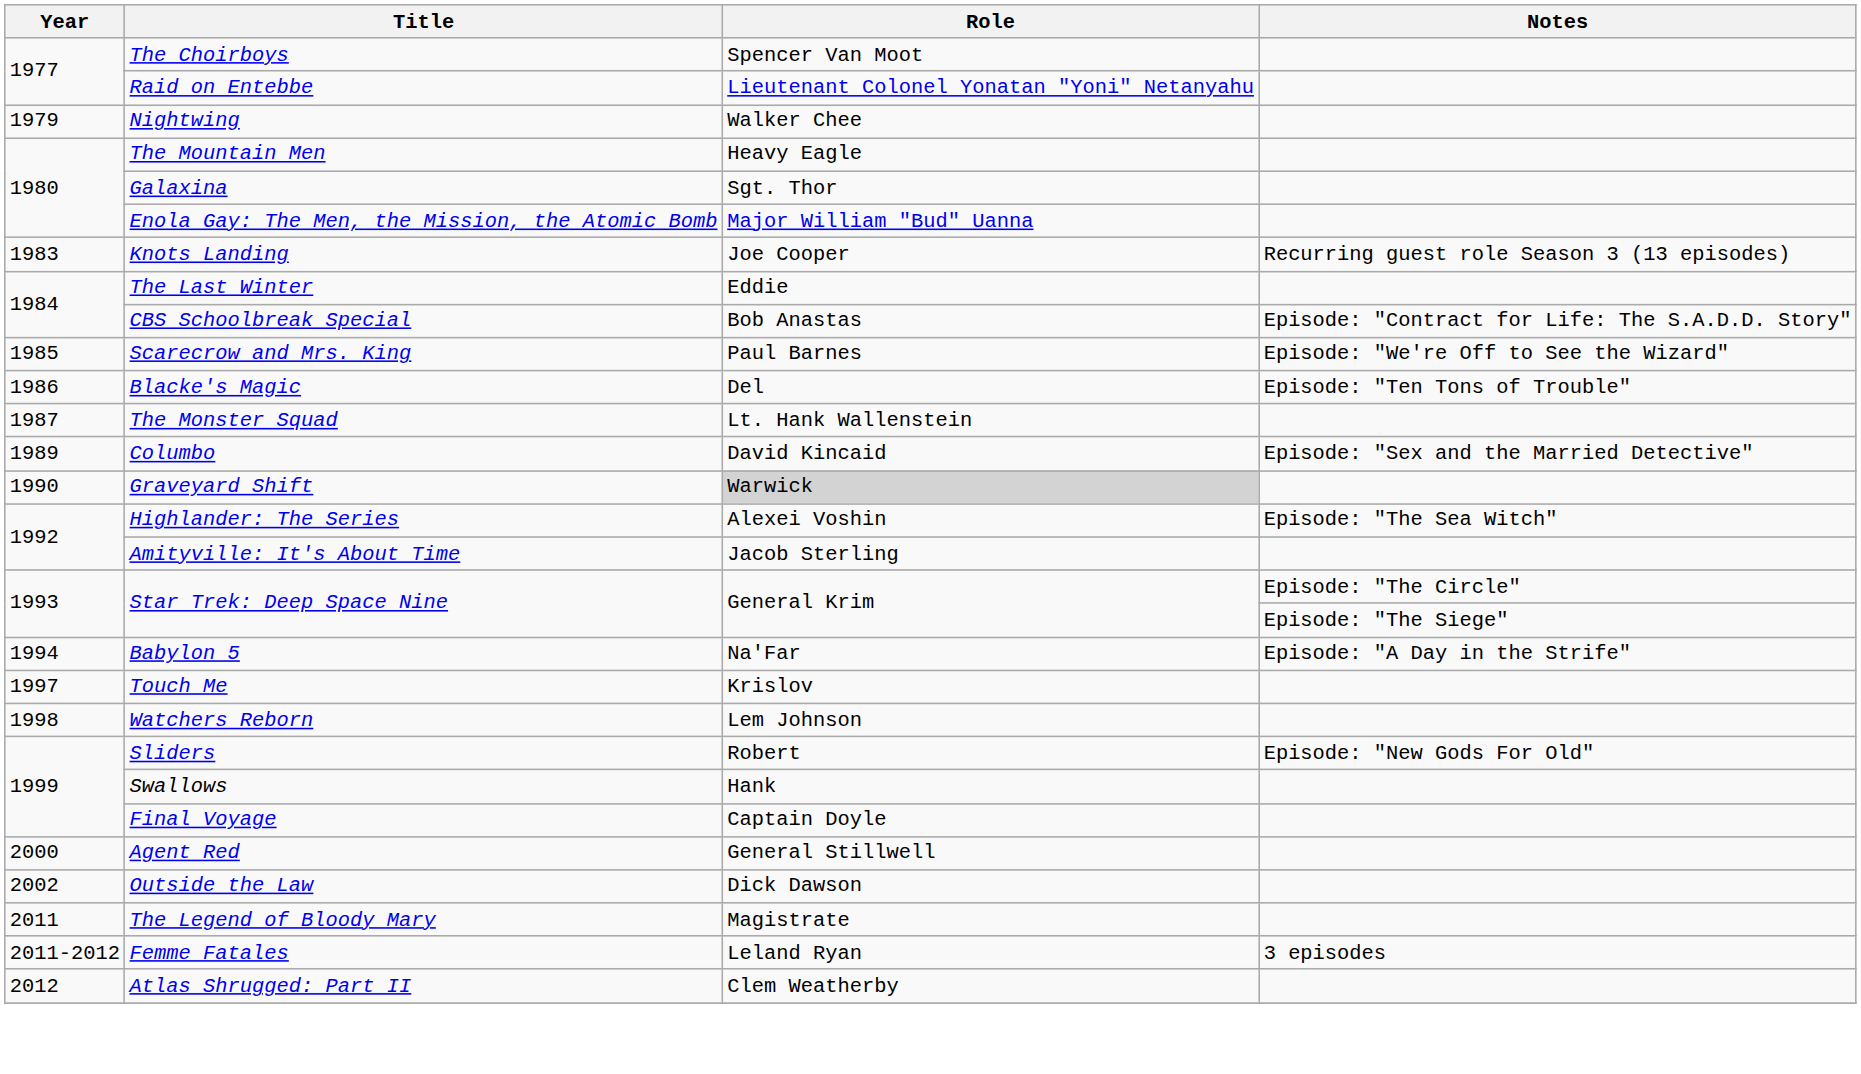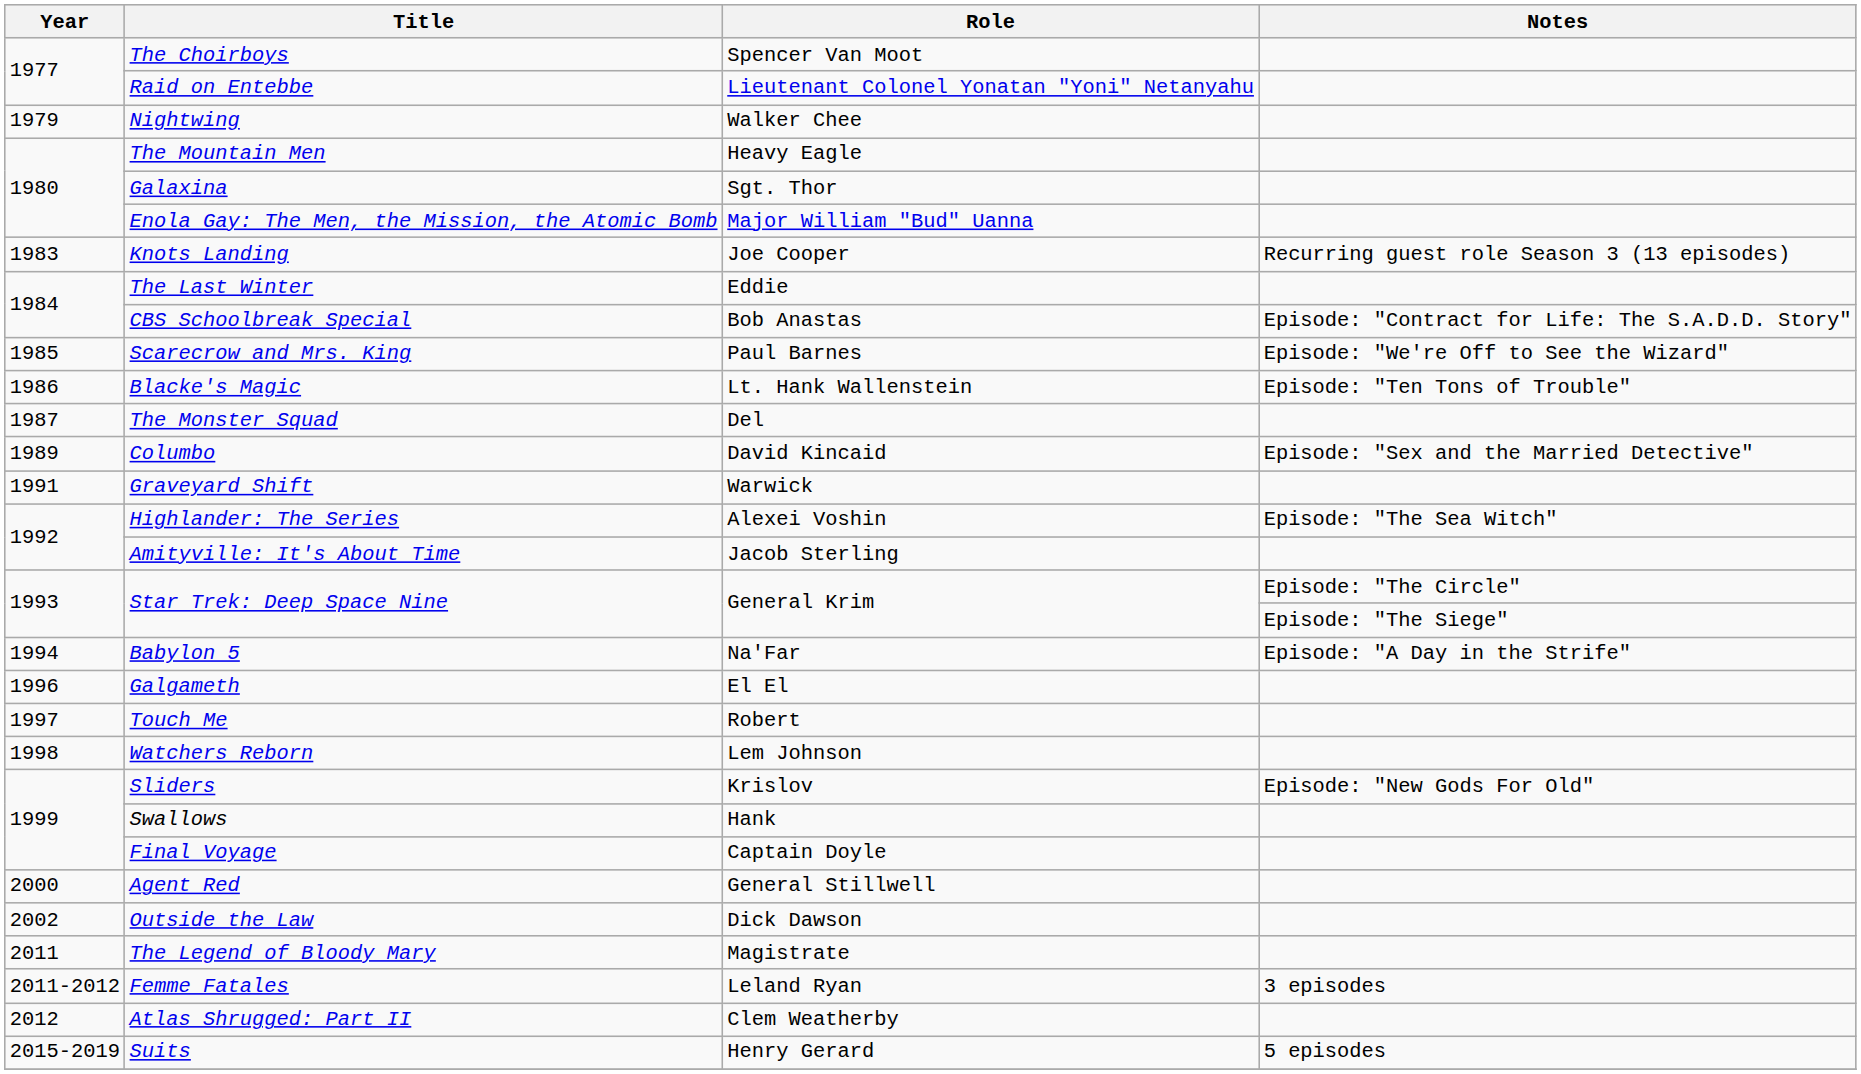(746, 387) Del -> (850, 387) Lt. Hank Wallenstein
(850, 421) Lt. Hank Wallenstein -> (746, 421) Del
(34, 487) 1990 -> (34, 487) 1991
(770, 487) lightgrey background -> (770, 487) no background
+ row: (185, 687)
(770, 687) Krislov -> (764, 720) Robert
(764, 753) Robert -> (770, 786) Krislov
+ row: (160, 1053)
